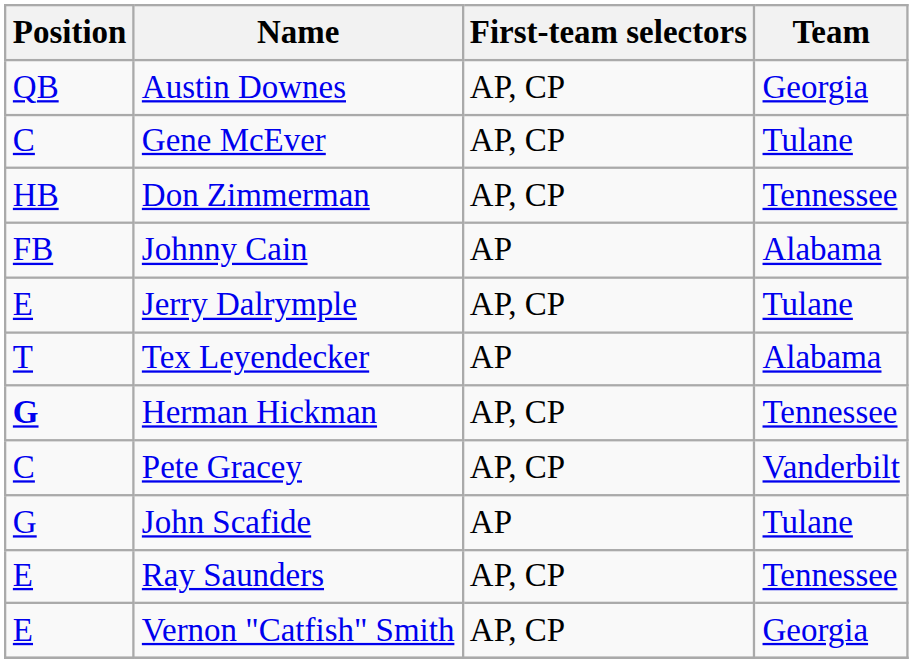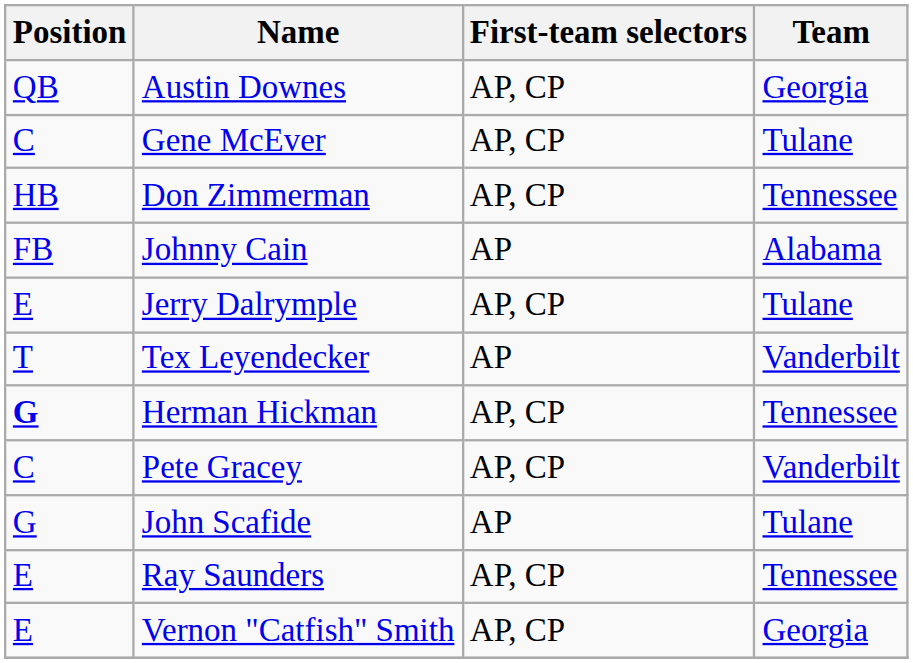(822, 358) Alabama -> (831, 358) Vanderbilt
